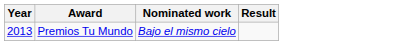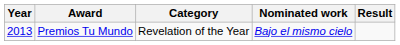+ column: (194, 13)
